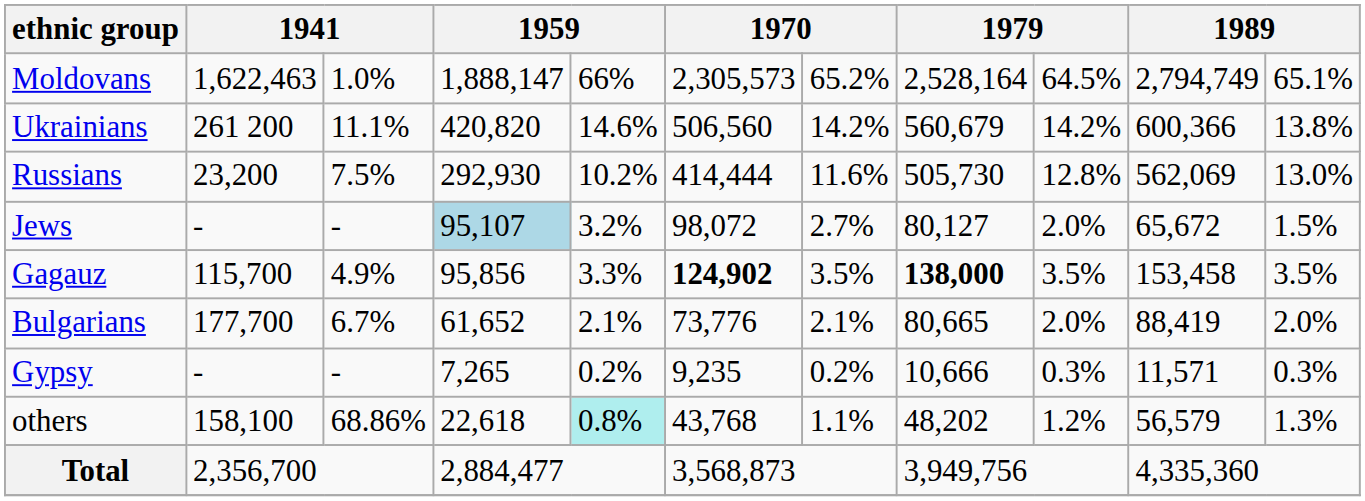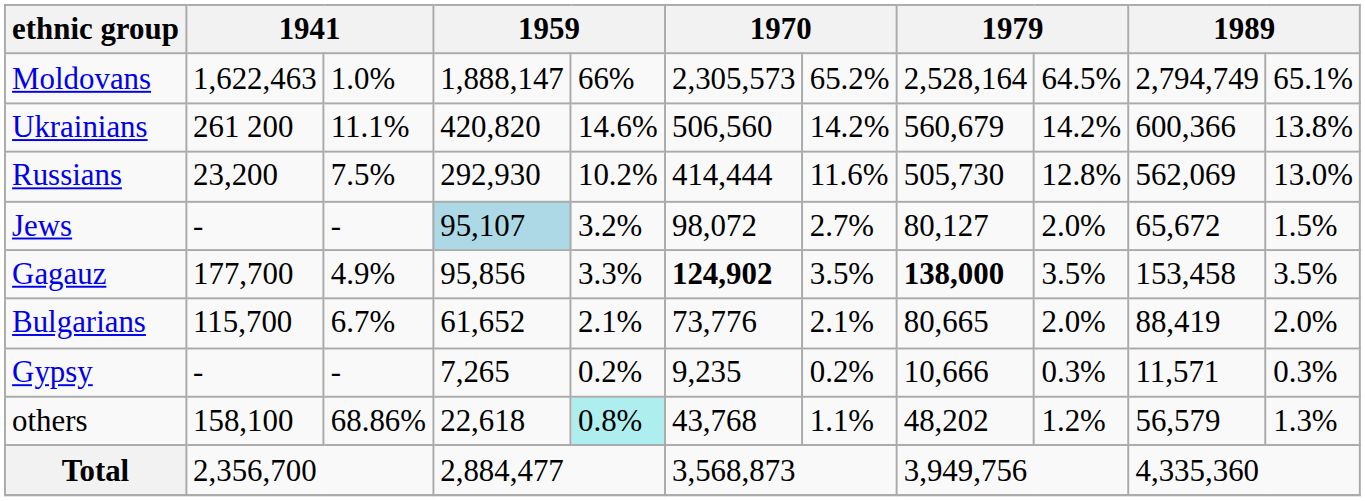(243, 273) 115,700 -> (243, 273) 177,700
(243, 322) 177,700 -> (243, 322) 115,700
